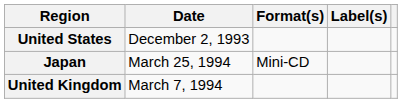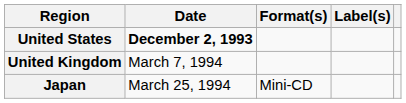(189, 39) normal -> (190, 39) bold
rows swapped: (65, 86) <-> (65, 62)
